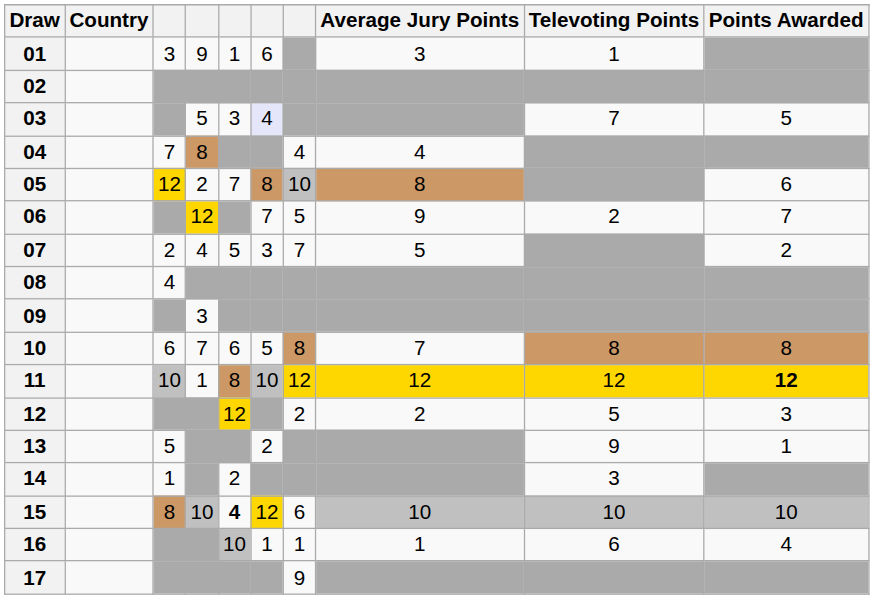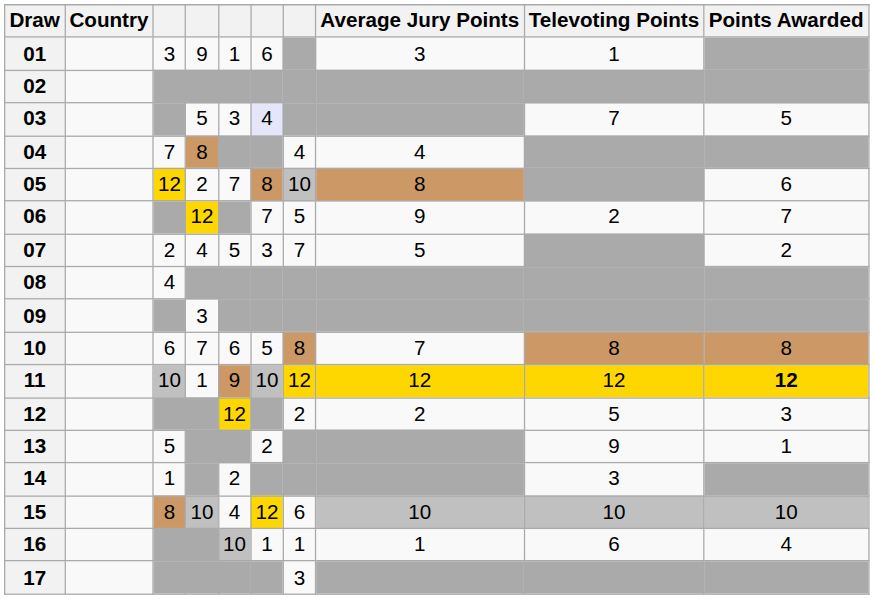(234, 380) 8 -> (234, 380) 9
(234, 511) bold -> (234, 511) normal
(299, 577) 9 -> (299, 577) 3
